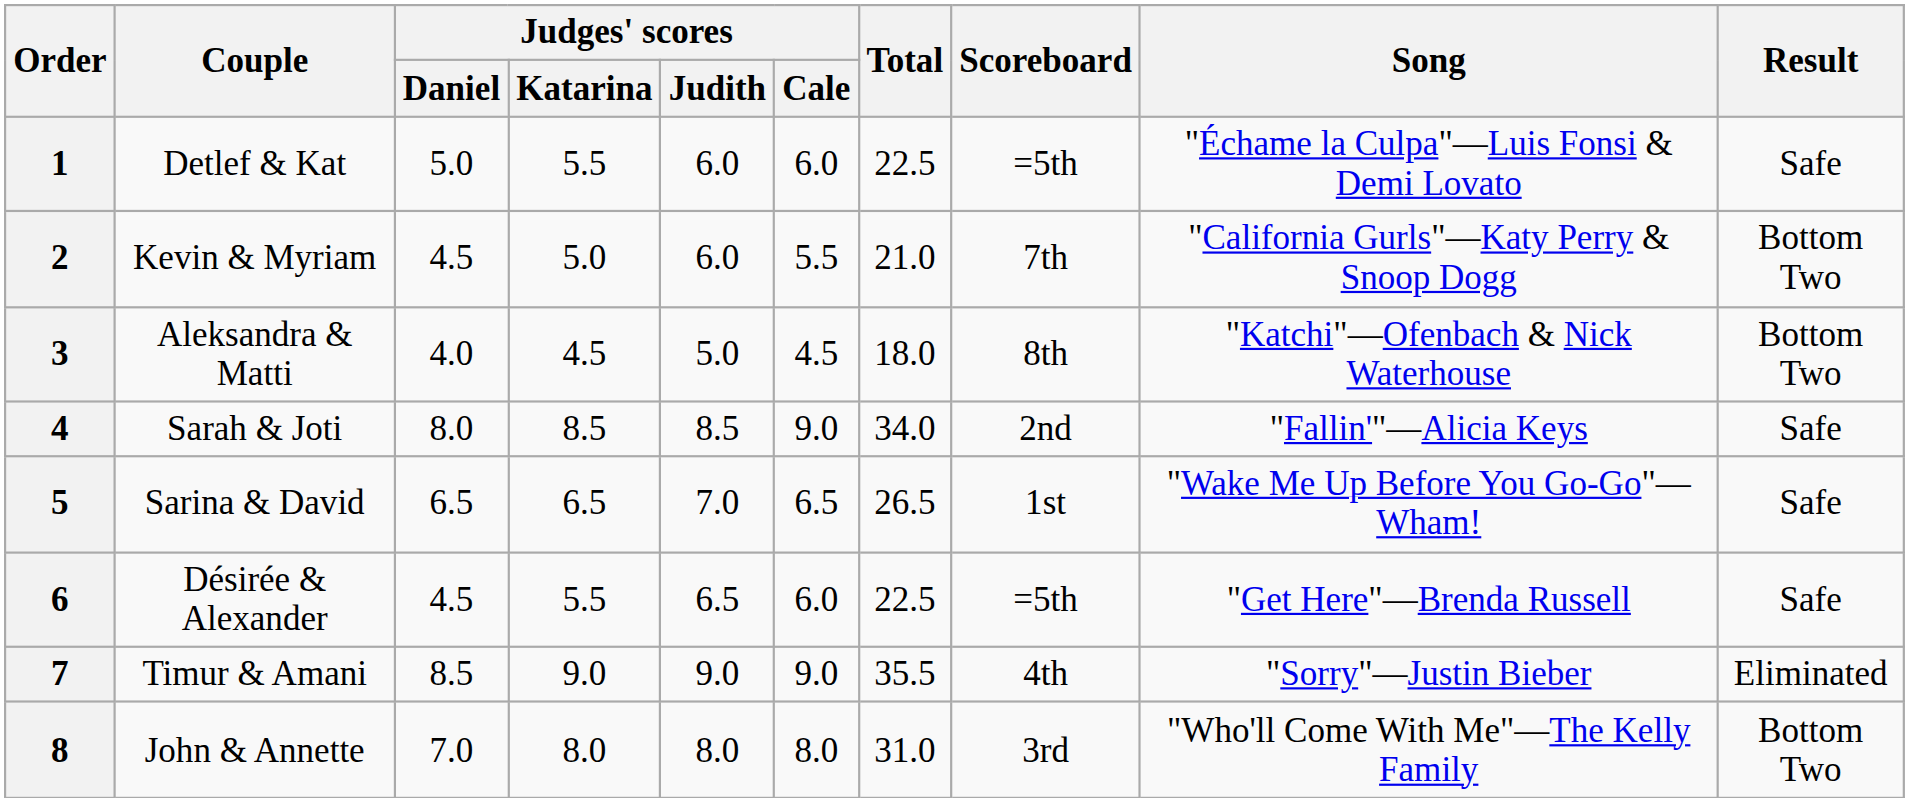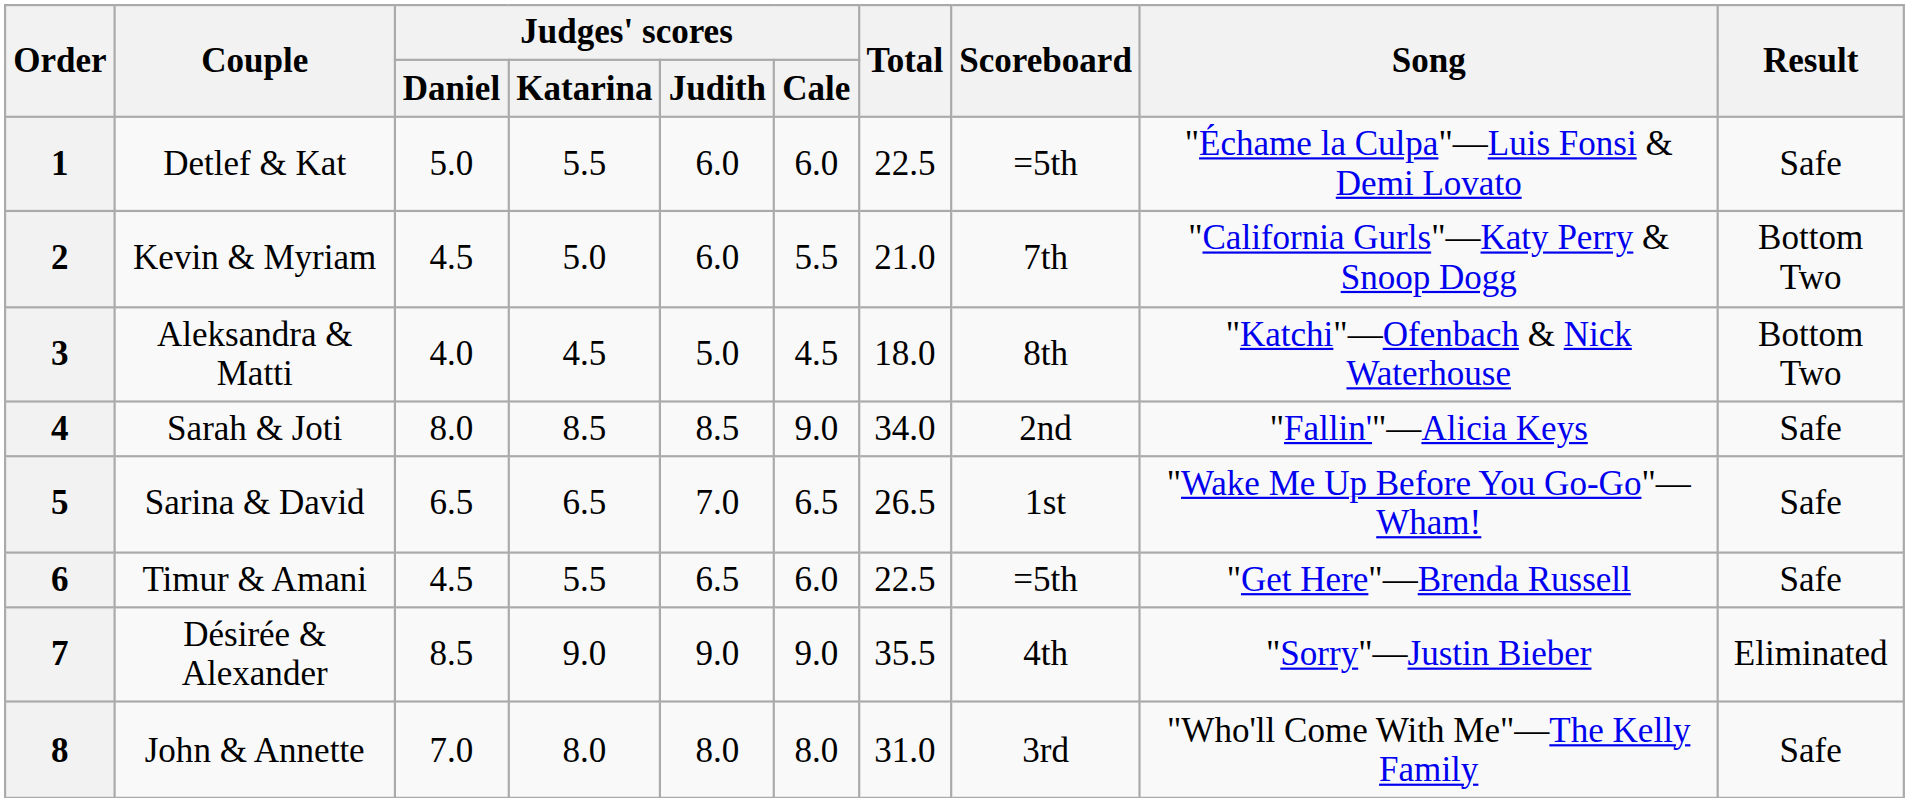(255, 598) Désirée & Alexander -> (255, 578) Timur & Amani
(255, 673) Timur & Amani -> (255, 654) Désirée & Alexander
(1811, 749) Bottom Two -> (1811, 749) Safe
